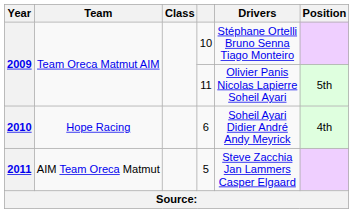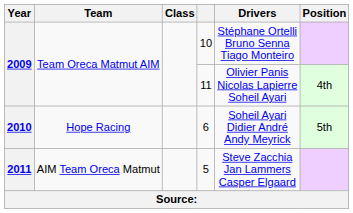(324, 86) 5th -> (324, 86) 4th
(324, 128) 4th -> (324, 128) 5th
